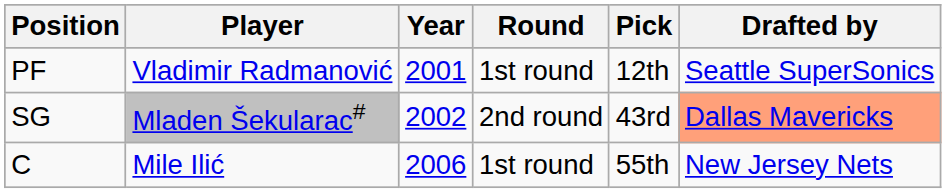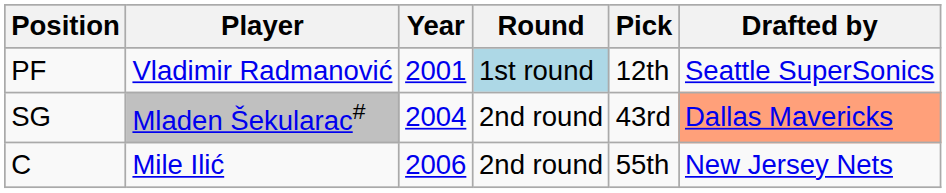(536, 69) no background -> (536, 69) lightblue background
(436, 117) 2002 -> (436, 117) 2004
(536, 164) 1st round -> (541, 164) 2nd round
